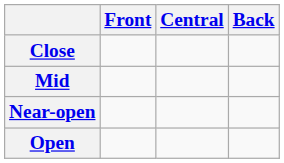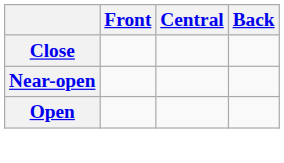- row: (52, 81)
